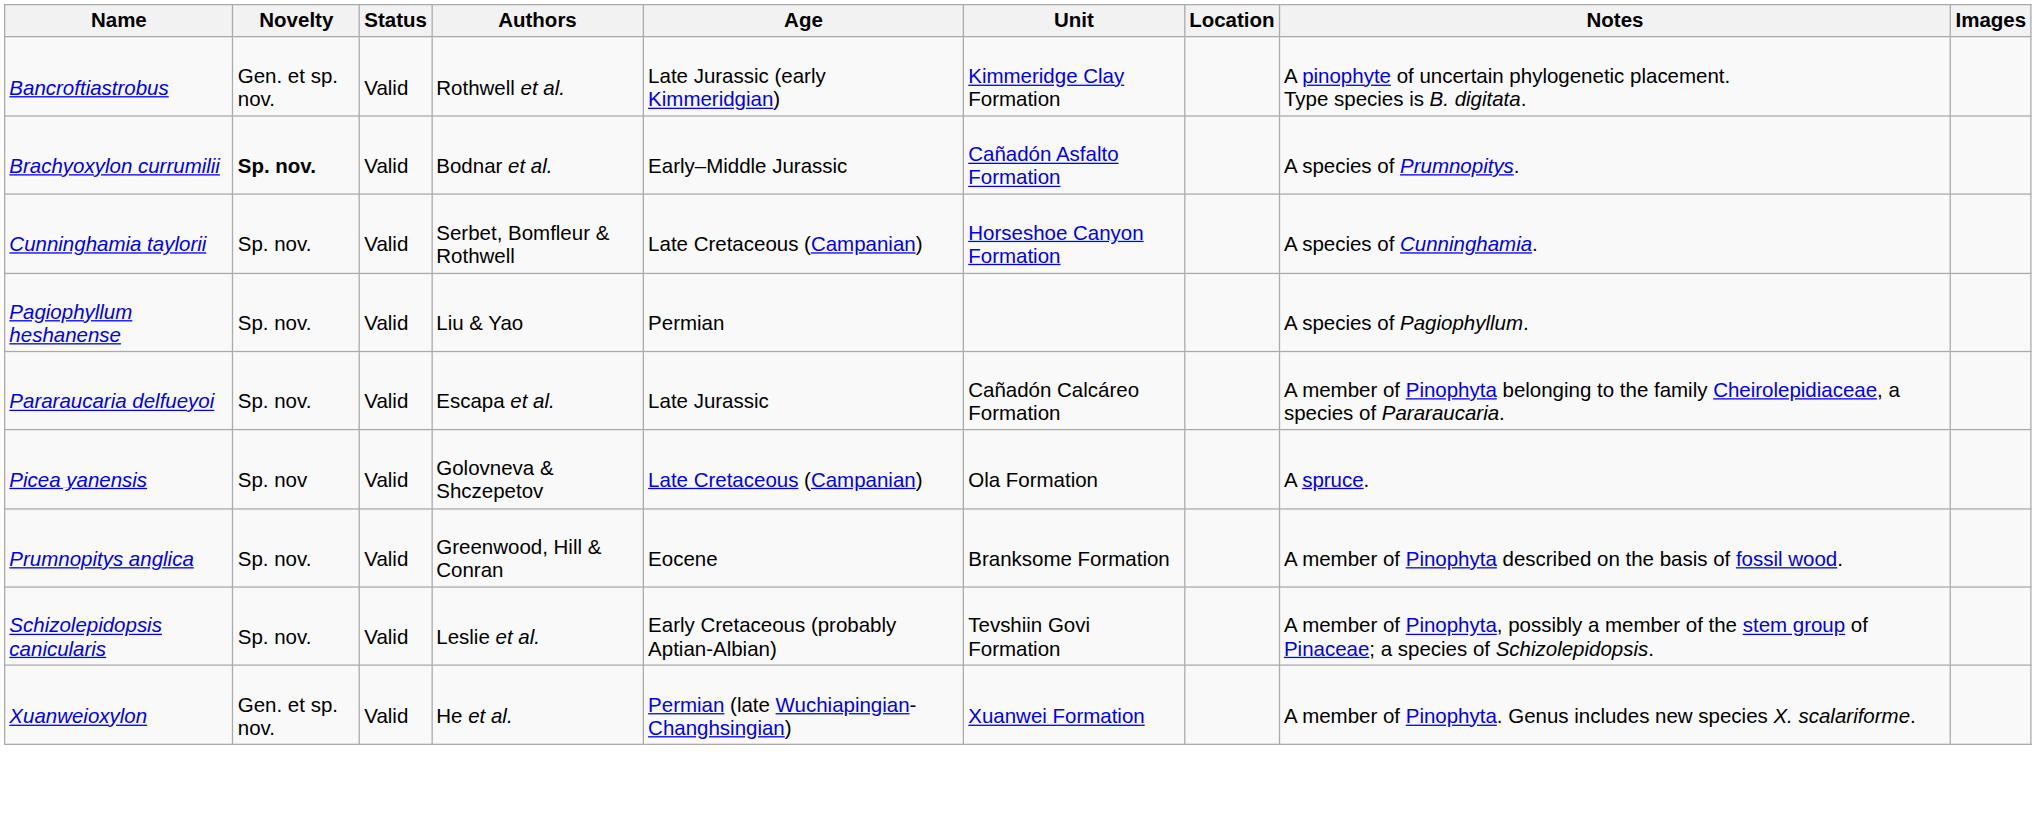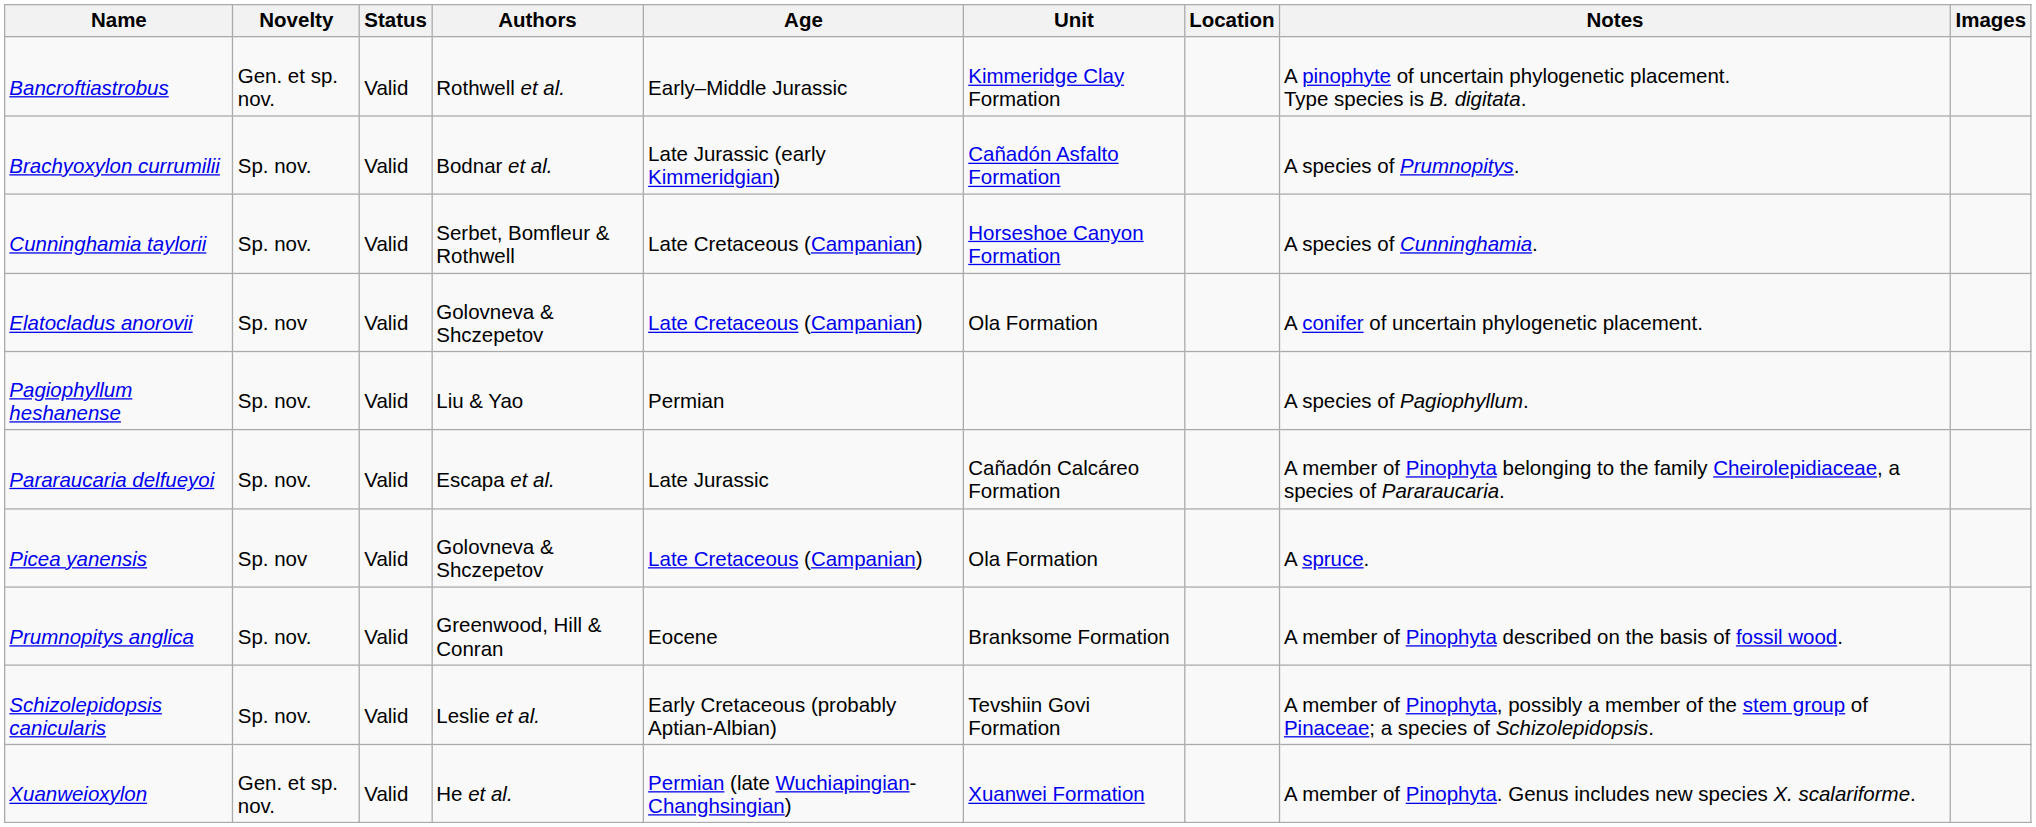(737, 87) Late Jurassic (early Kimmeridgian) -> (748, 87) Early–Middle Jurassic
(277, 166) bold -> (275, 166) normal
(748, 166) Early–Middle Jurassic -> (737, 166) Late Jurassic (early Kimmeridgian)
+ row: (101, 323)
